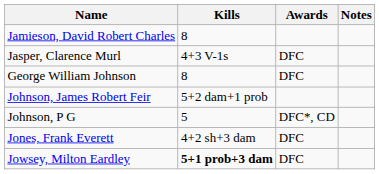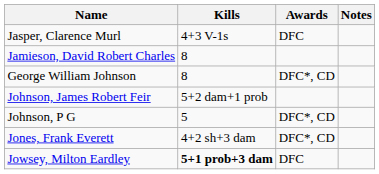rows swapped: (91, 35) <-> (64, 55)
(291, 76) DFC -> (307, 76) DFC*, CD
(291, 138) DFC -> (307, 138) DFC*, CD
